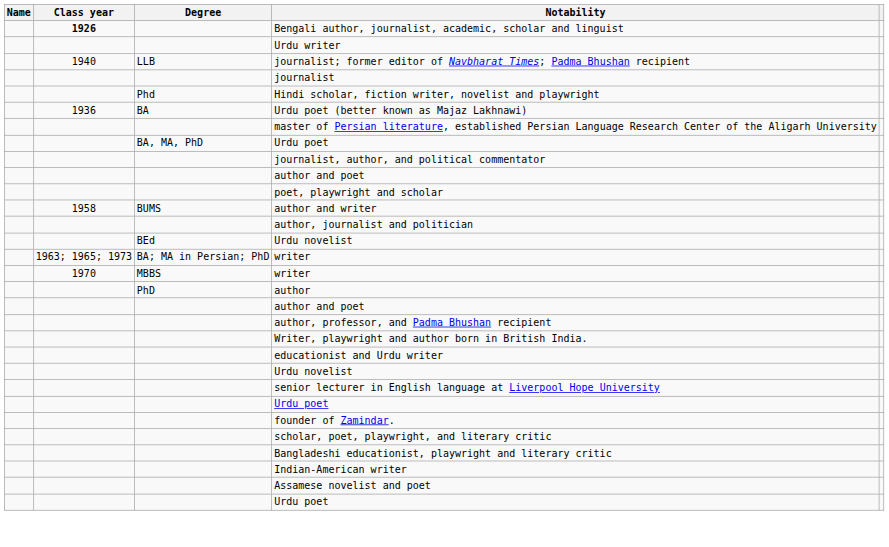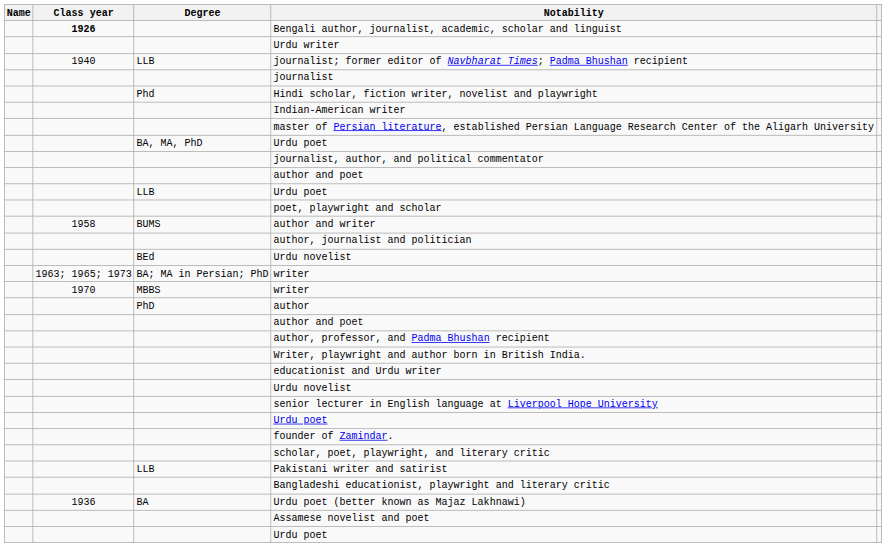rows swapped: (143, 110) <-> (203, 469)
+ row: (145, 192)
+ row: (145, 469)
